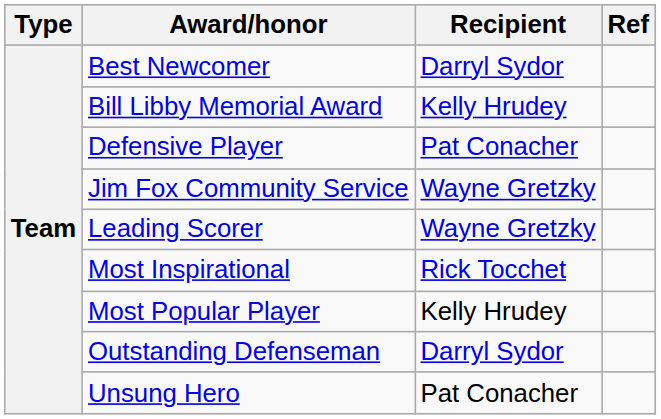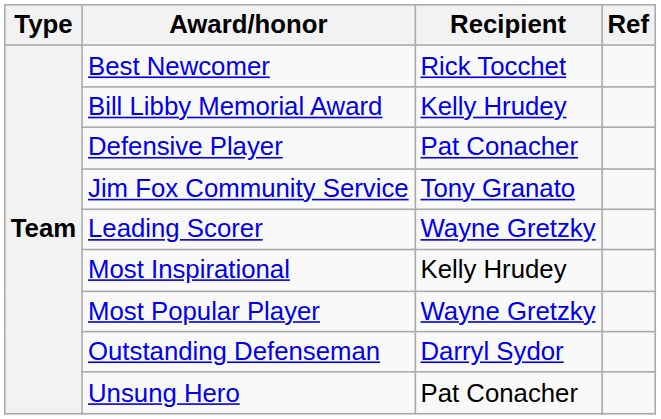(492, 65) Darryl Sydor -> (493, 65) Rick Tocchet
(508, 188) Wayne Gretzky -> (498, 188) Tony Granato
(493, 270) Rick Tocchet -> (494, 270) Kelly Hrudey
(494, 310) Kelly Hrudey -> (508, 310) Wayne Gretzky
